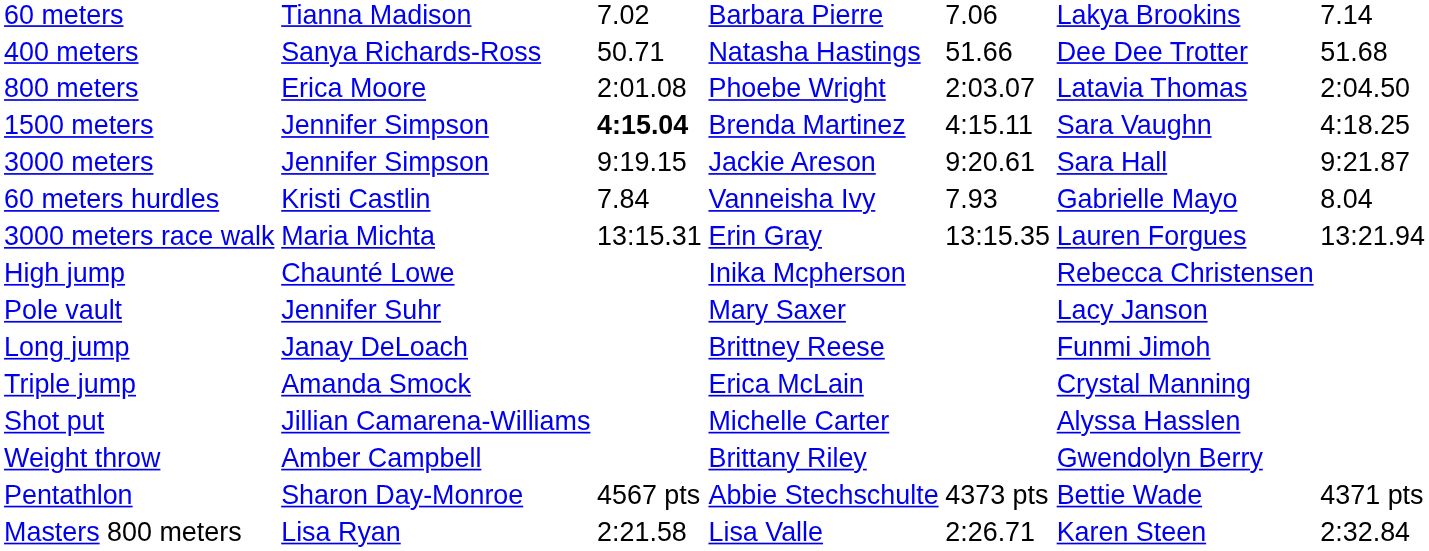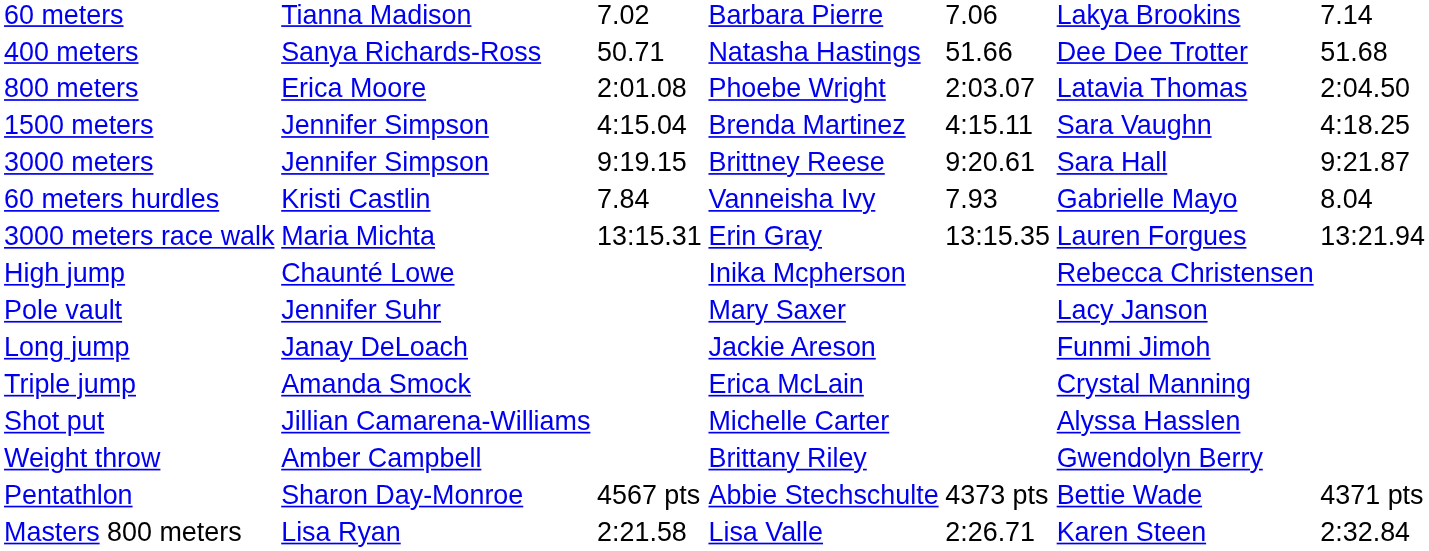(643, 125) bold -> (642, 125) normal
(792, 162) Jackie Areson -> (797, 162) Brittney Reese
(797, 347) Brittney Reese -> (792, 347) Jackie Areson
